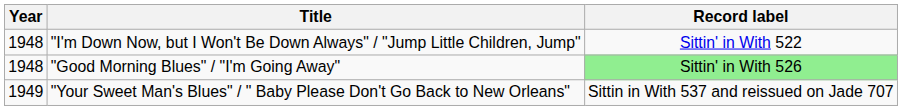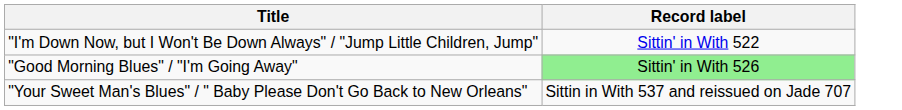- column: (26, 17)
